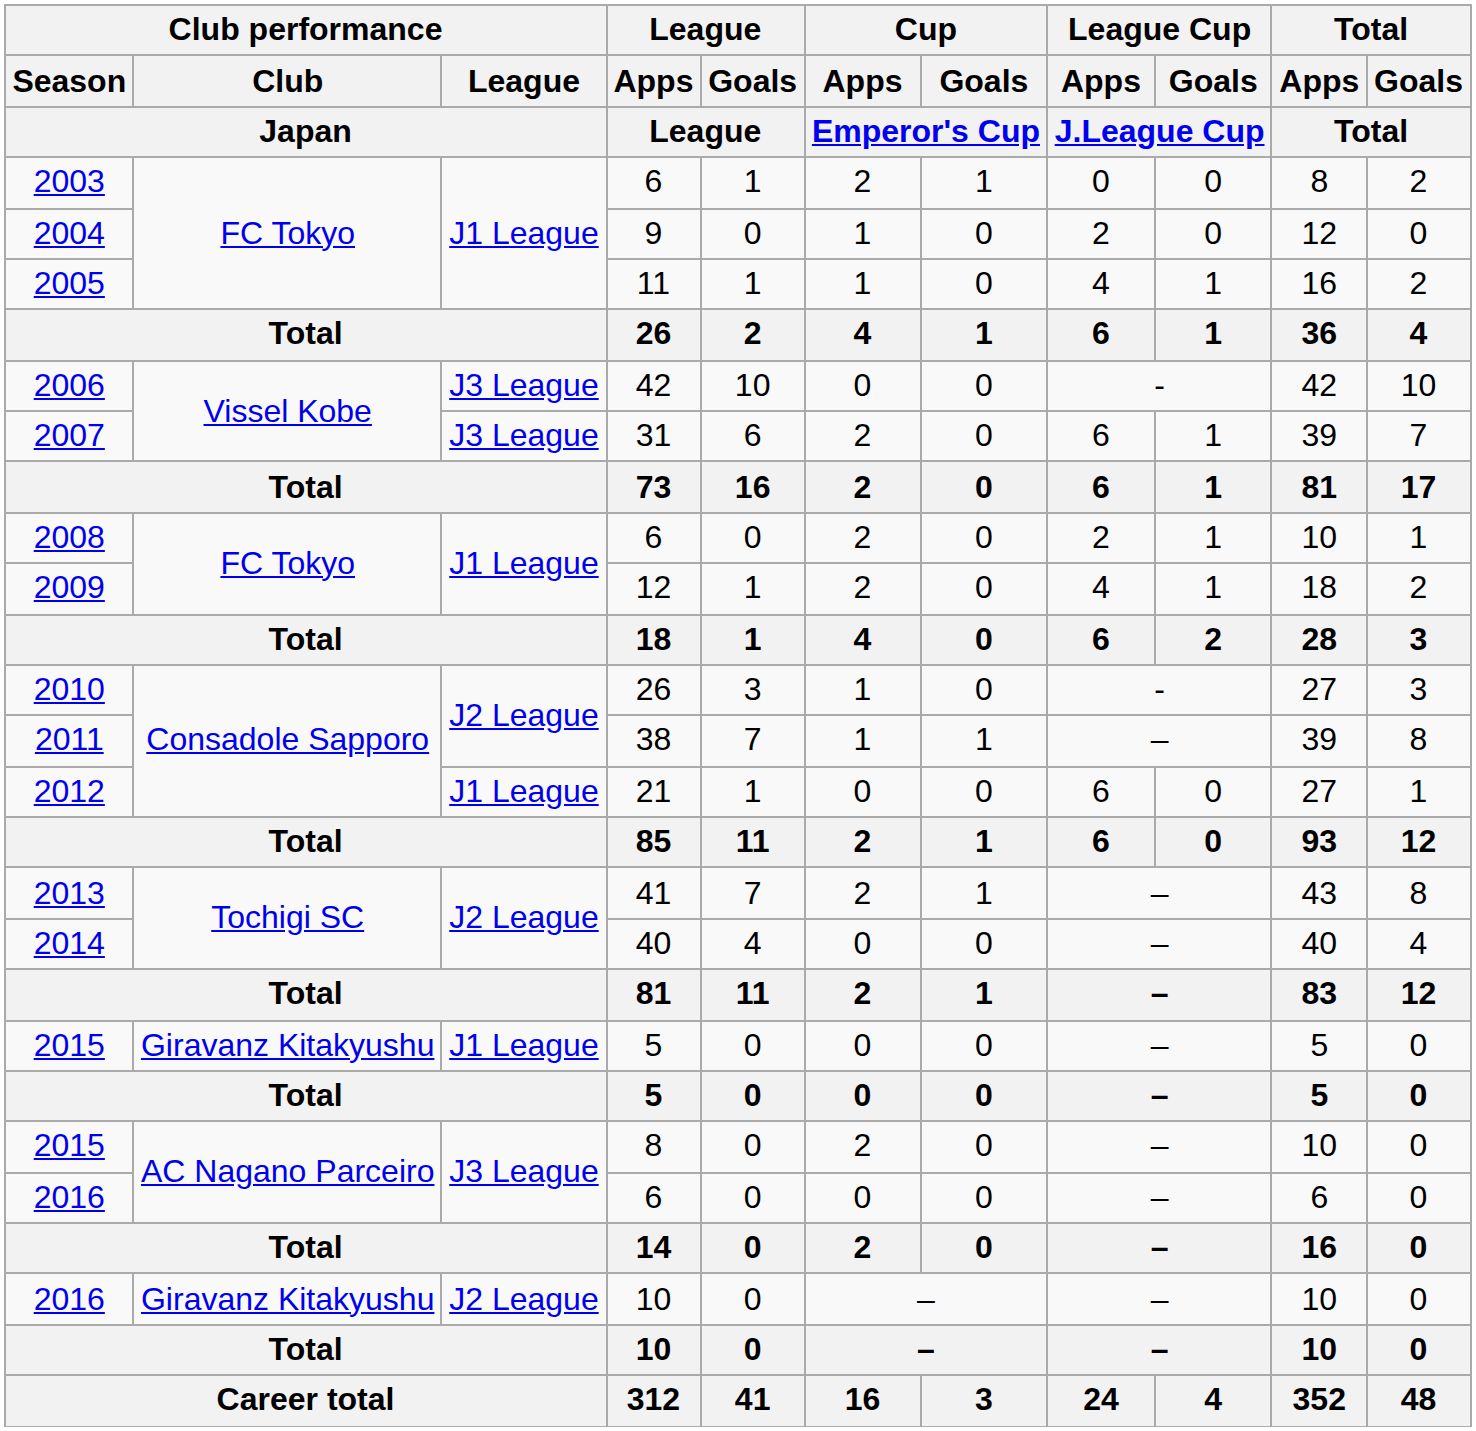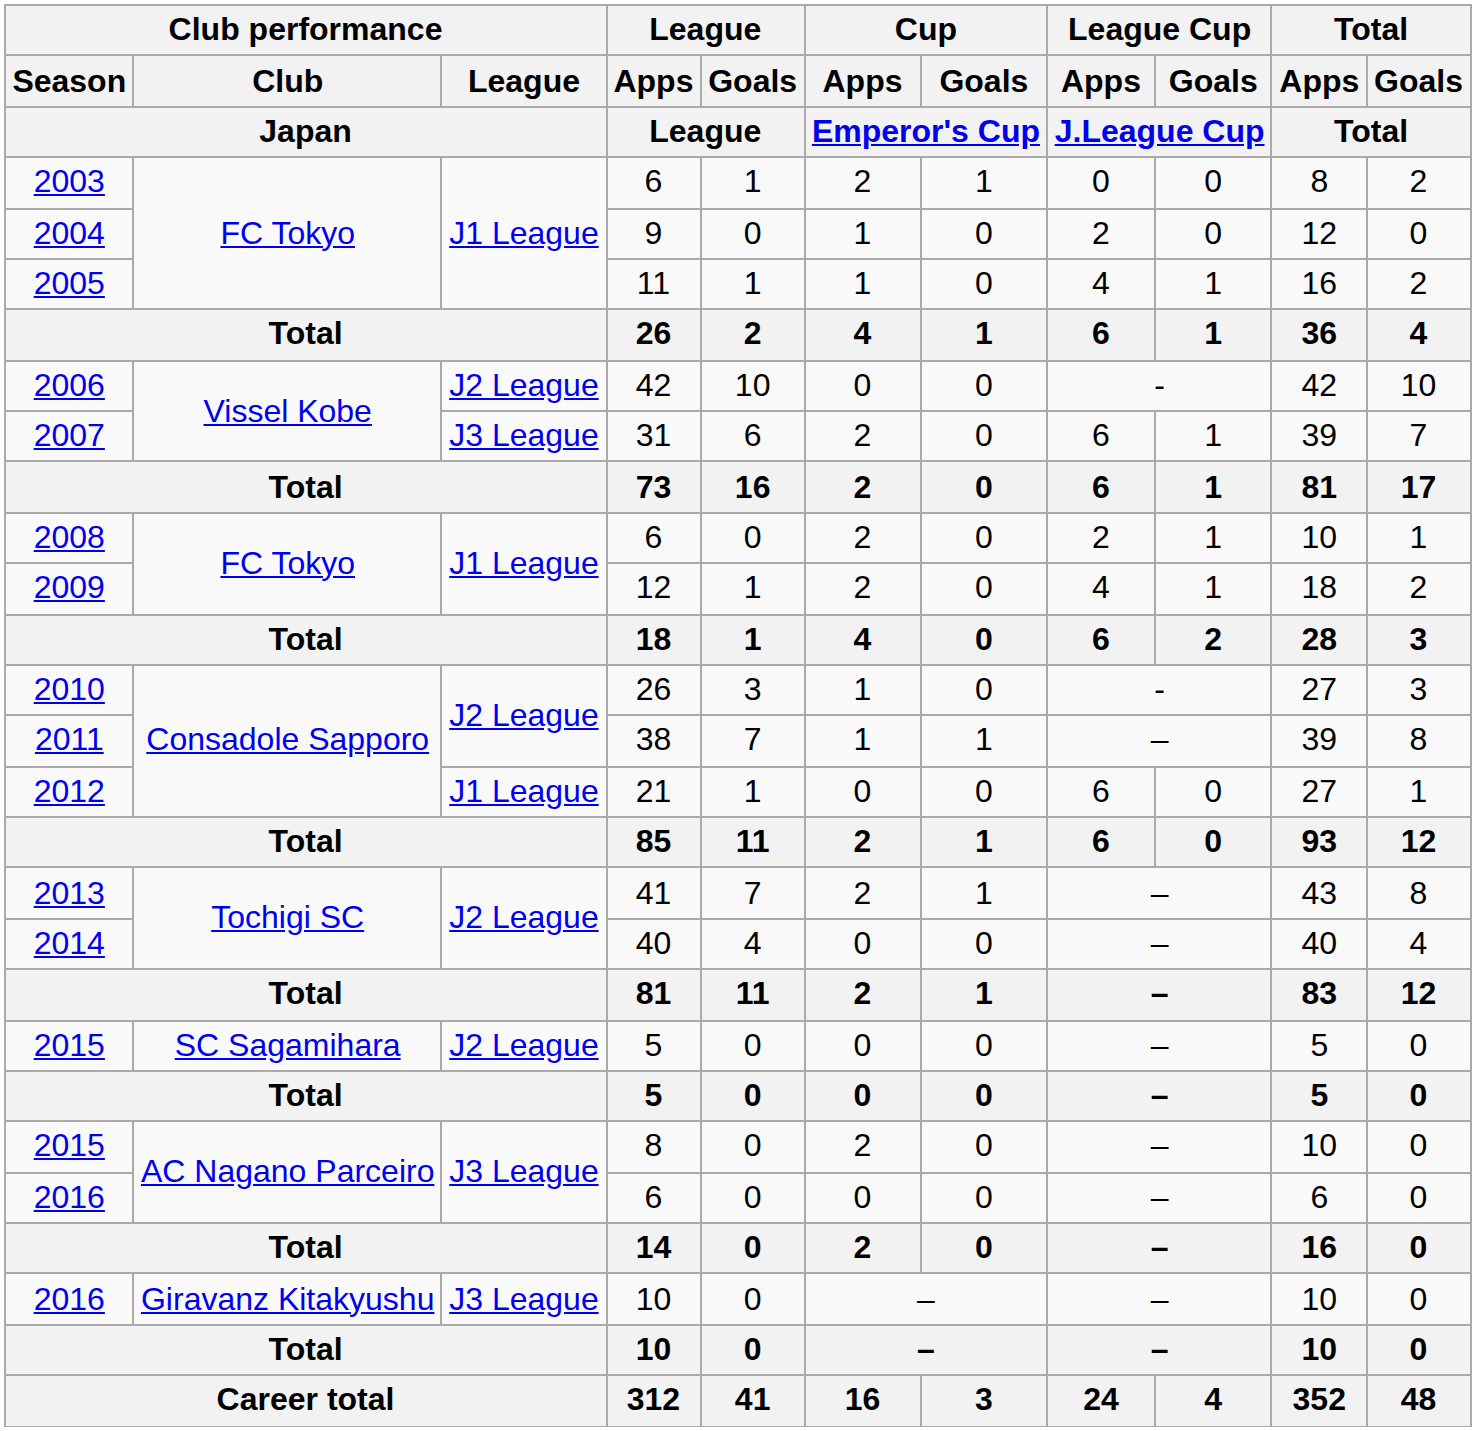(524, 385) J3 League -> (524, 385) J2 League
(288, 1044) Giravanz Kitakyushu -> (288, 1044) SC Sagamihara
(524, 1044) J1 League -> (524, 1044) J2 League
(524, 1298) J2 League -> (524, 1298) J3 League
